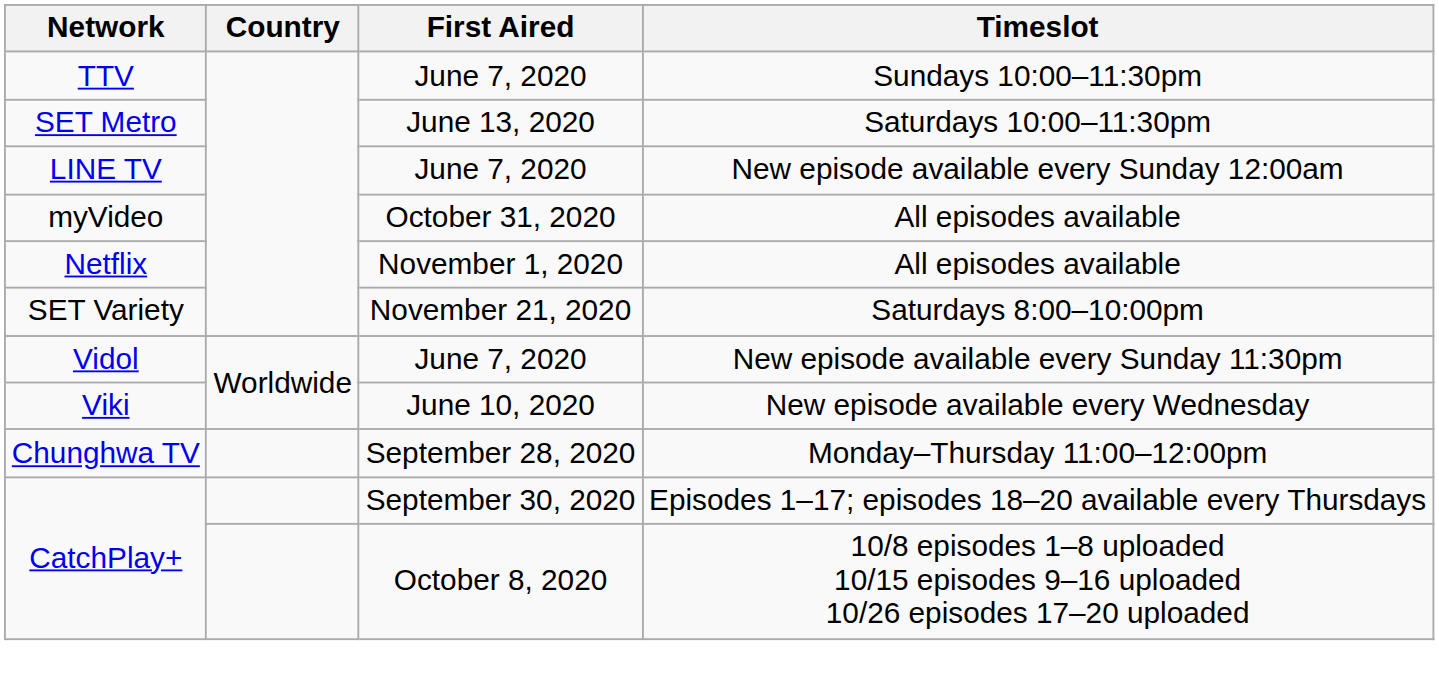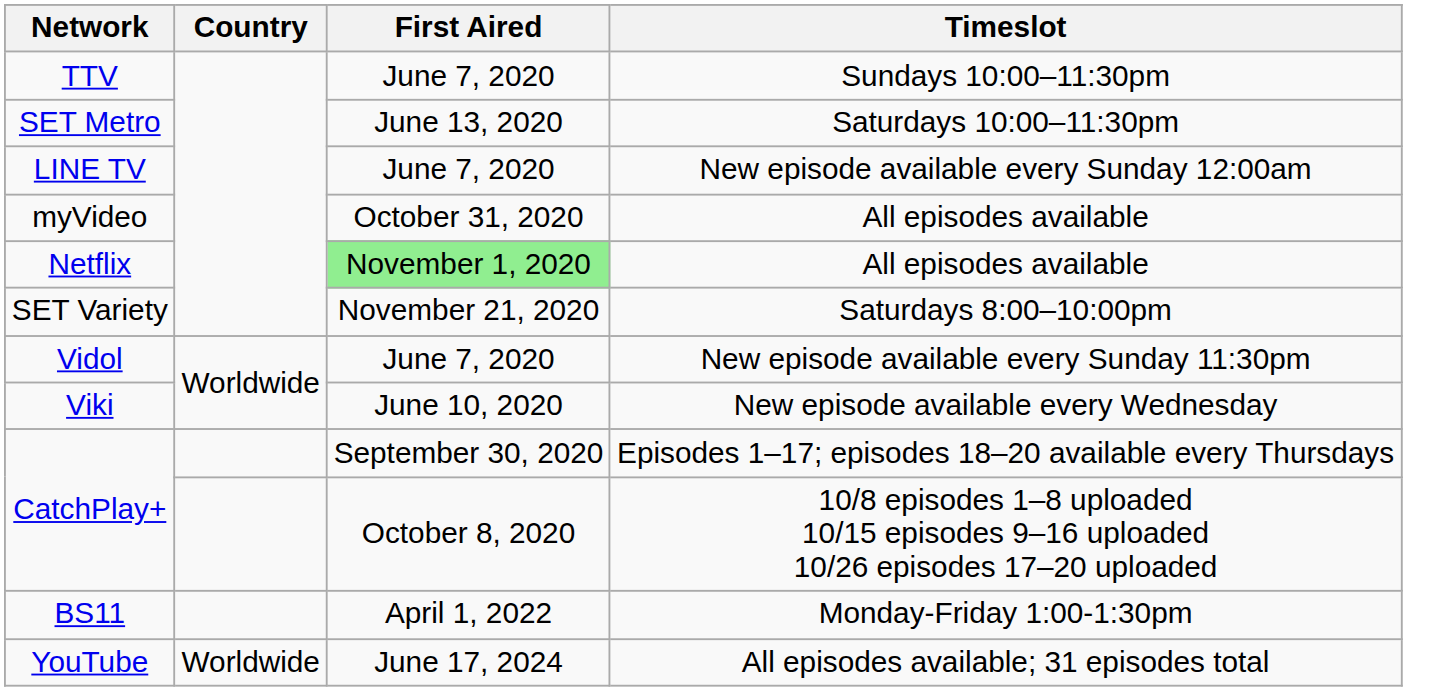(501, 264) no background -> (468, 264) lightgreen background
- row: (106, 452)
+ row: (90, 614)
+ row: (90, 661)
